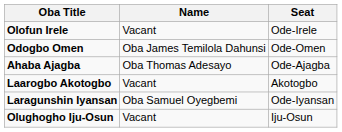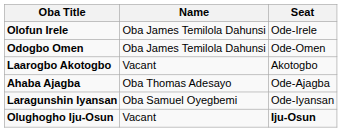(139, 30) Vacant -> (194, 30) Oba James Temilola Dahunsi
rows swapped: (59, 83) <-> (43, 65)
(292, 118) normal -> (293, 118) bold
